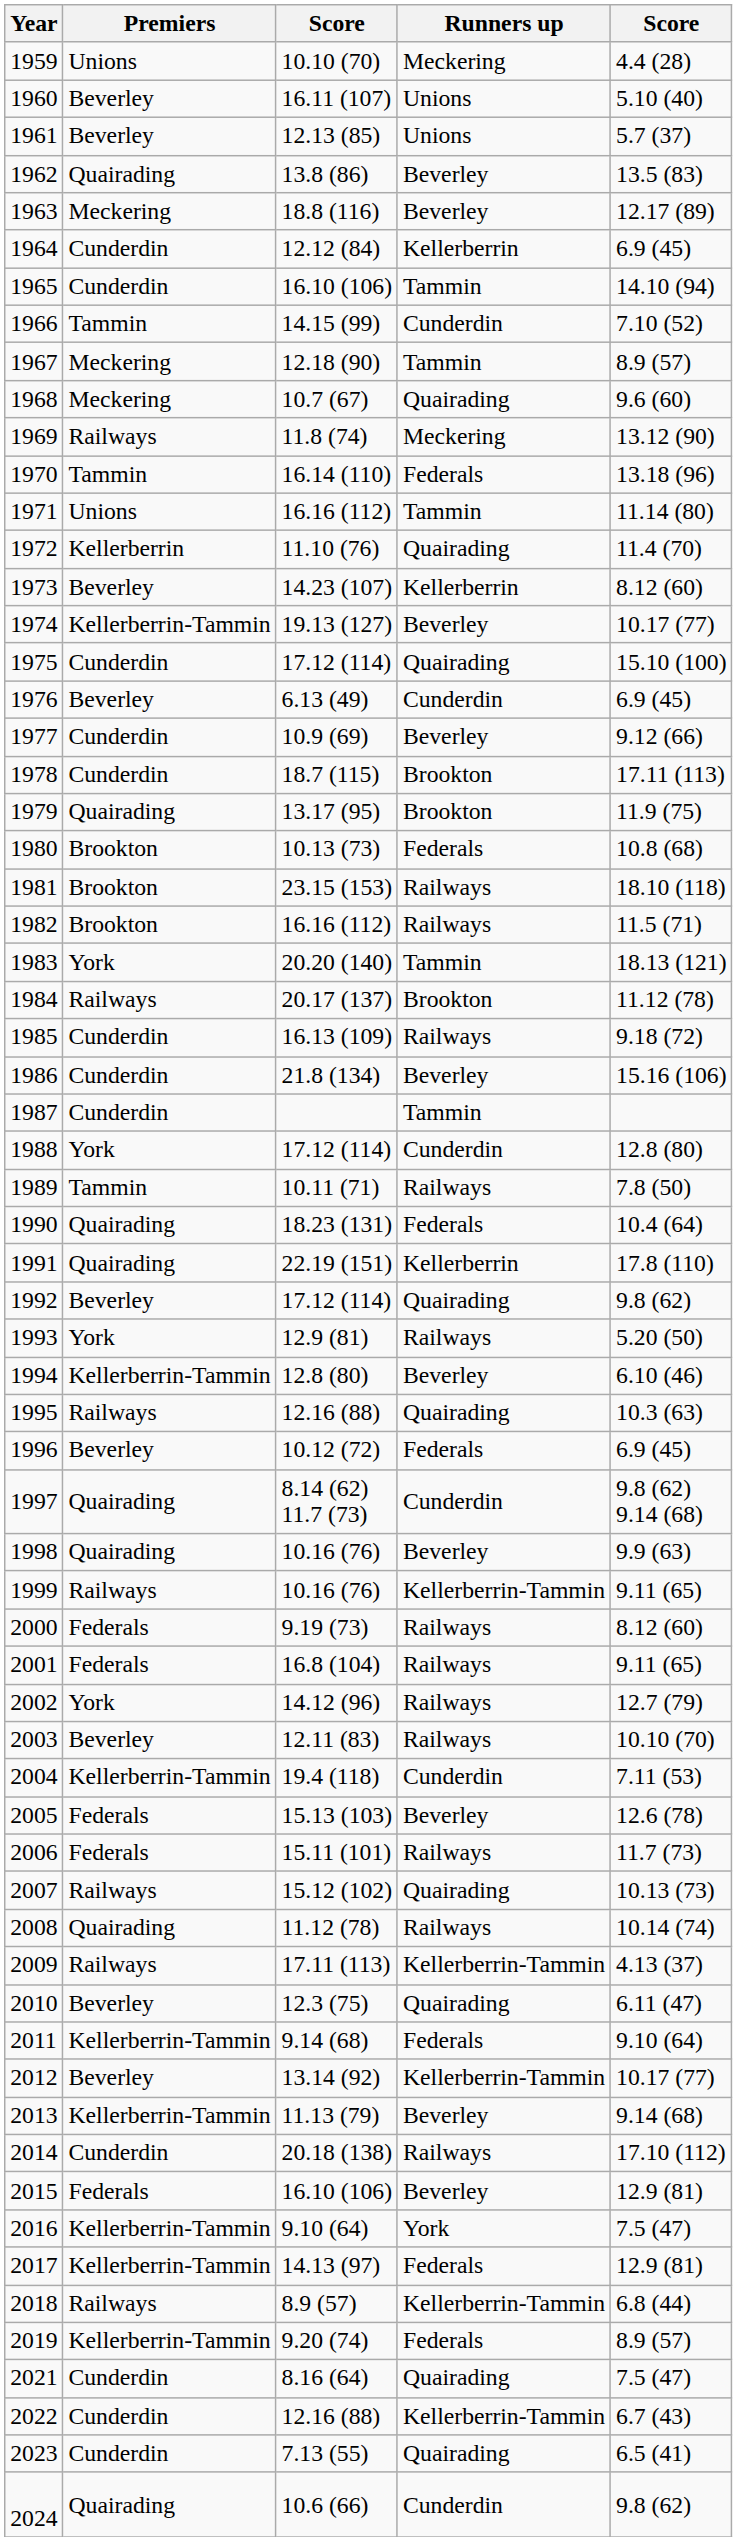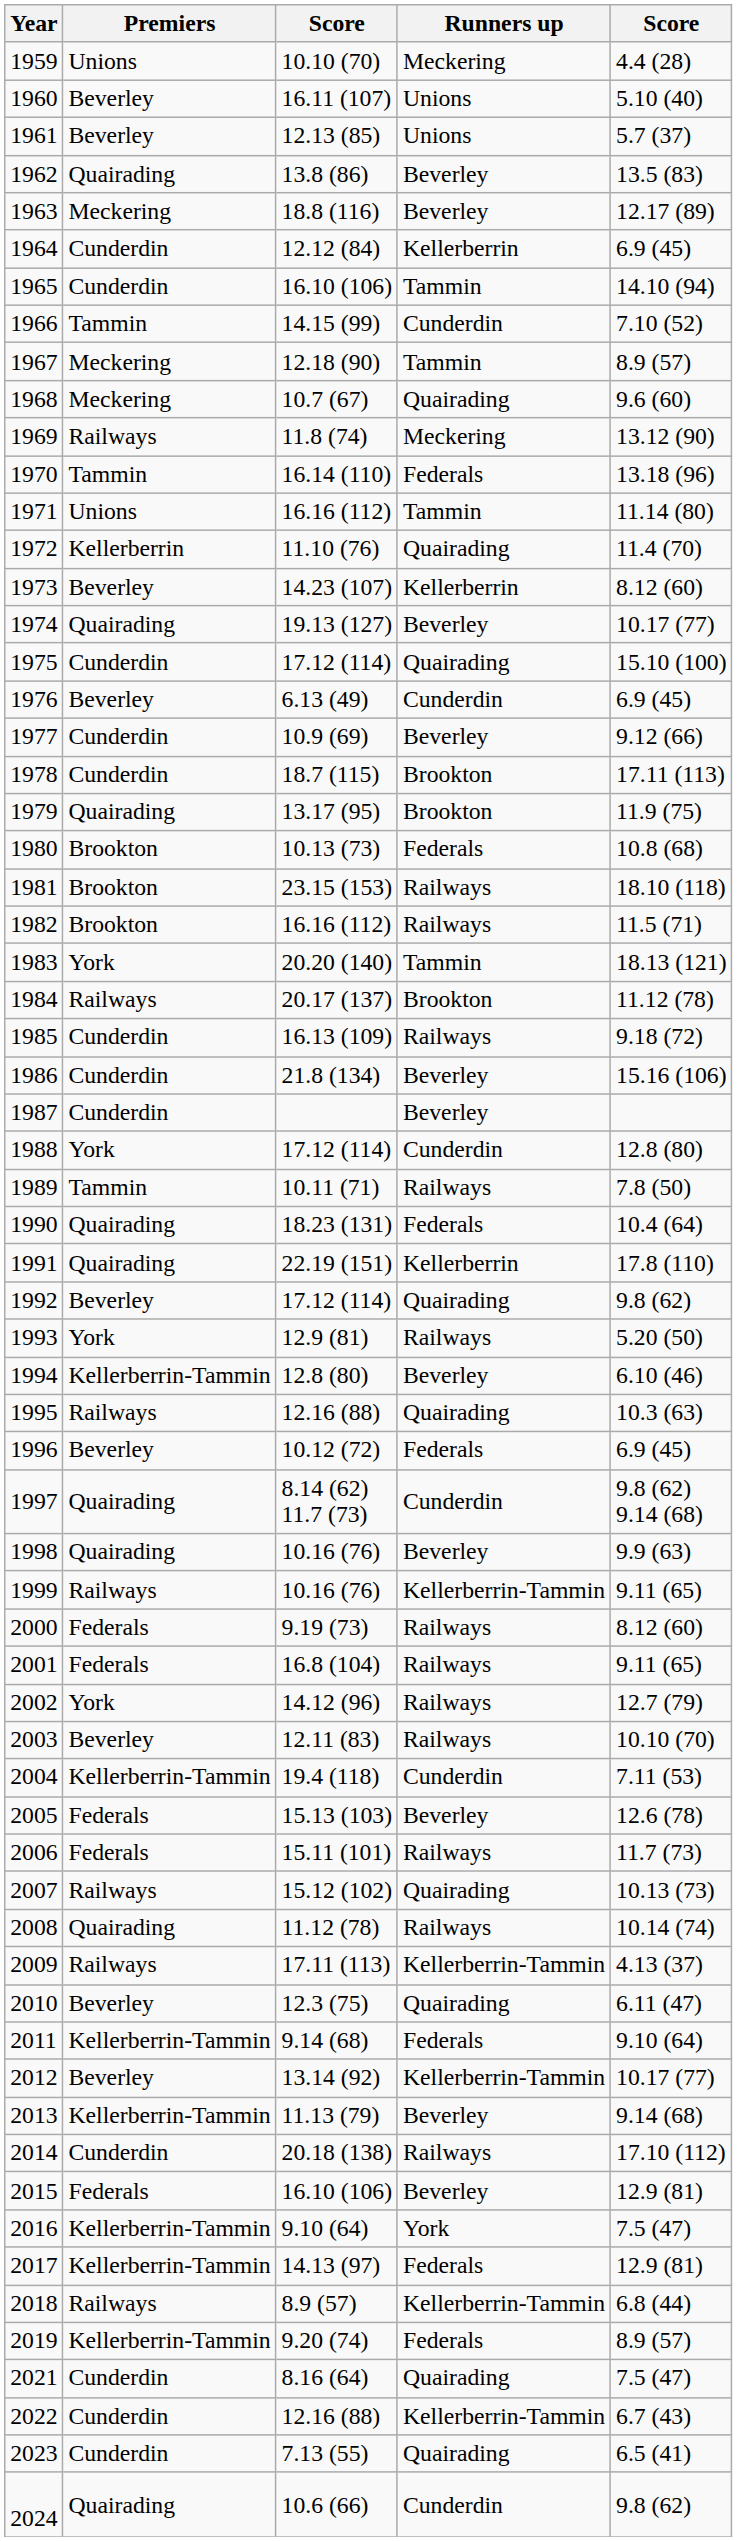(170, 624) Kellerberrin-Tammin -> (122, 624) Quairading
(442, 1112) Tammin -> (446, 1112) Beverley
